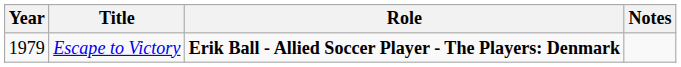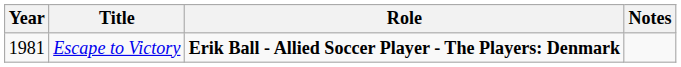(27, 47) 1979 -> (27, 47) 1981
